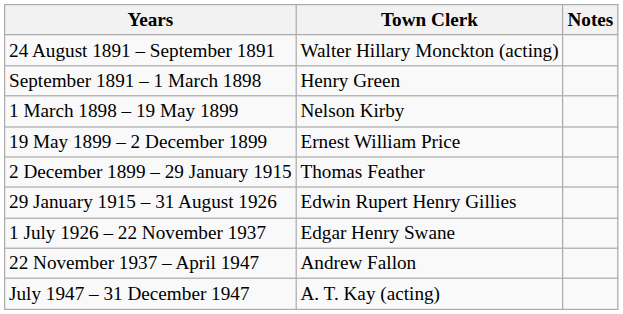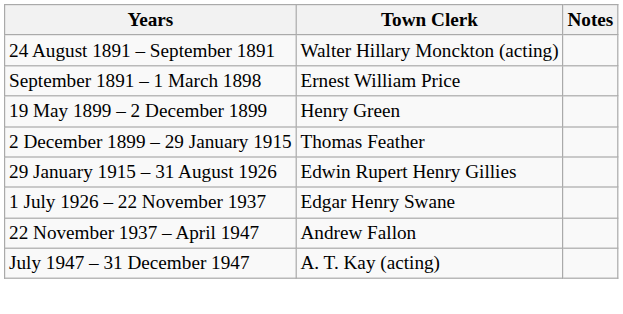(350, 80) Henry Green -> (380, 80) Ernest William Price
- row: (124, 111)
(380, 141) Ernest William Price -> (350, 111) Henry Green
